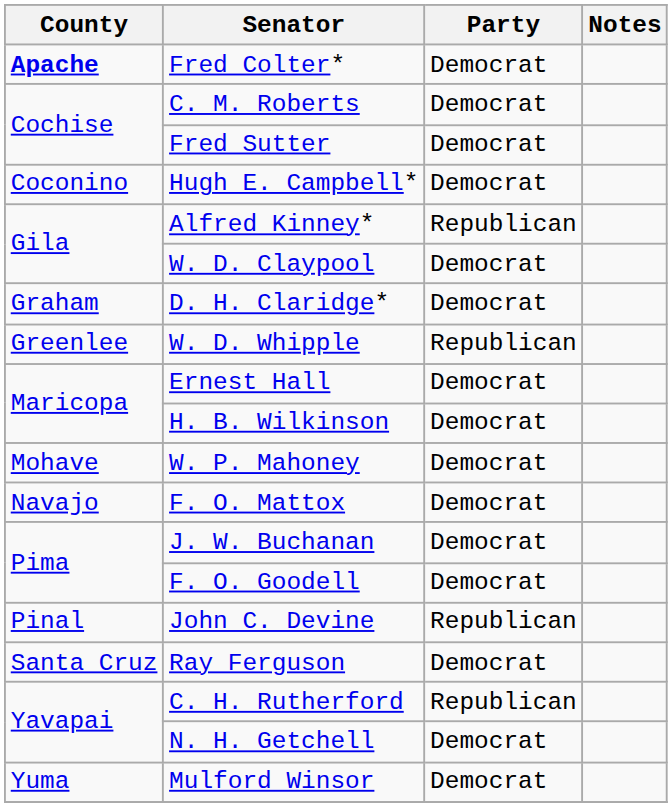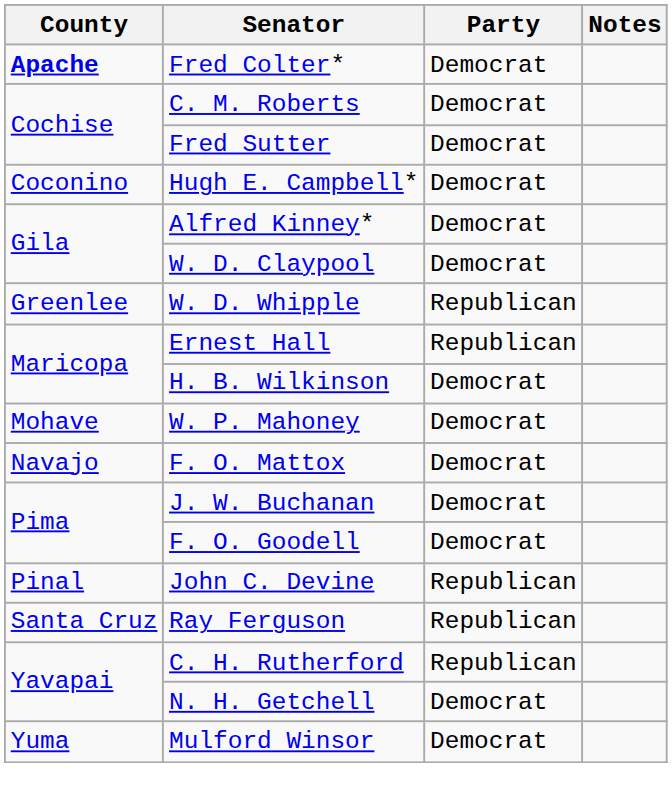(503, 224) Republican -> (489, 224) Democrat
- row: (279, 304)
(489, 383) Democrat -> (503, 344) Republican
(489, 662) Democrat -> (503, 622) Republican
